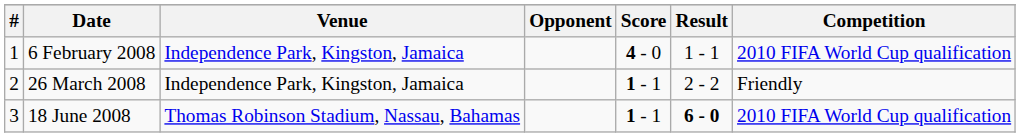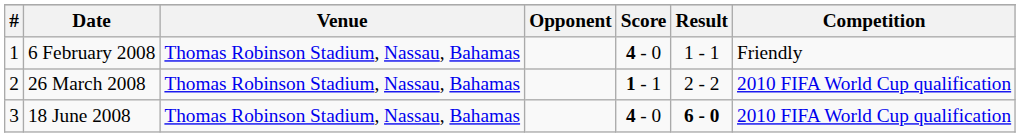(314, 52) Independence Park, Kingston, Jamaica -> (342, 52) Thomas Robinson Stadium, Nassau, Bahamas
(874, 52) 2010 FIFA World Cup qualification -> (770, 52) Friendly
(314, 84) Independence Park, Kingston, Jamaica -> (342, 84) Thomas Robinson Stadium, Nassau, Bahamas
(770, 84) Friendly -> (874, 84) 2010 FIFA World Cup qualification
(644, 116) 1 - 1 -> (644, 116) 4 - 0
